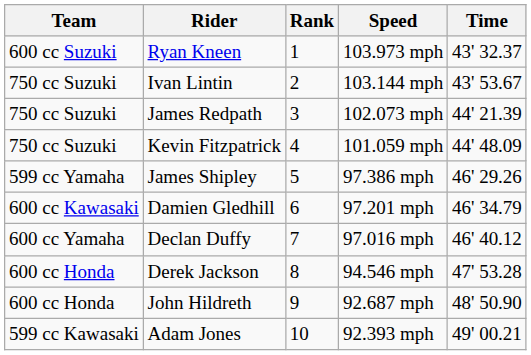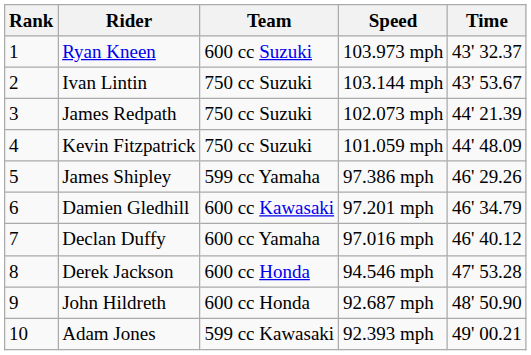columns swapped: (312, 20) <-> (74, 20)
